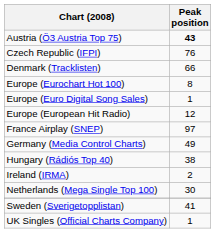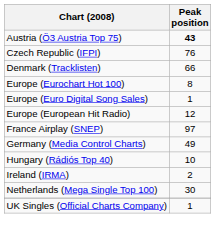(190, 159) 38 -> (190, 159) 10
- row: (65, 205)
